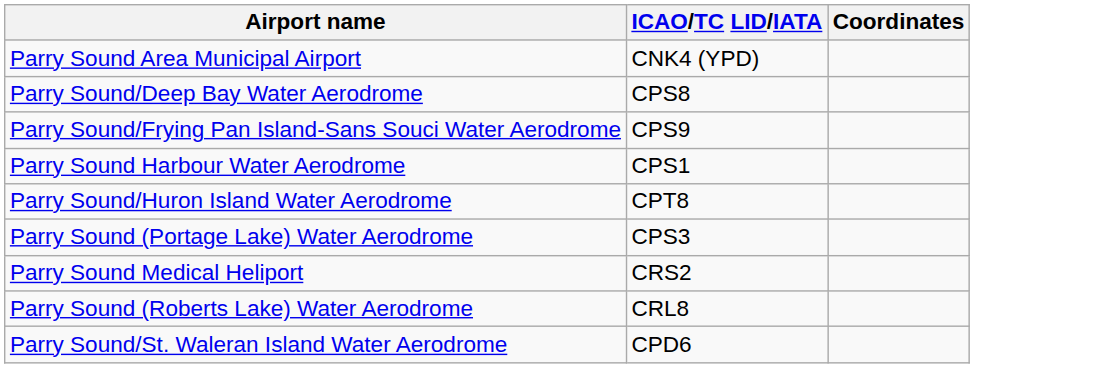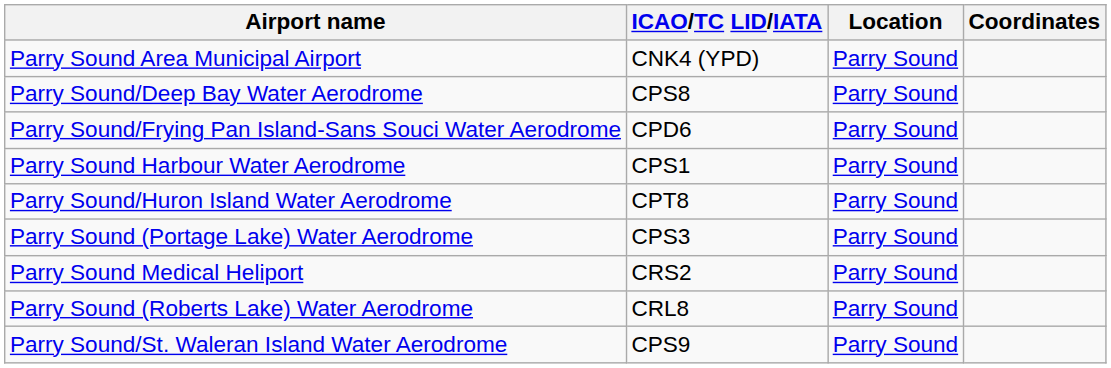+ column: (895, 22)
(661, 129) CPS9 -> (661, 129) CPD6
(661, 344) CPD6 -> (661, 344) CPS9
